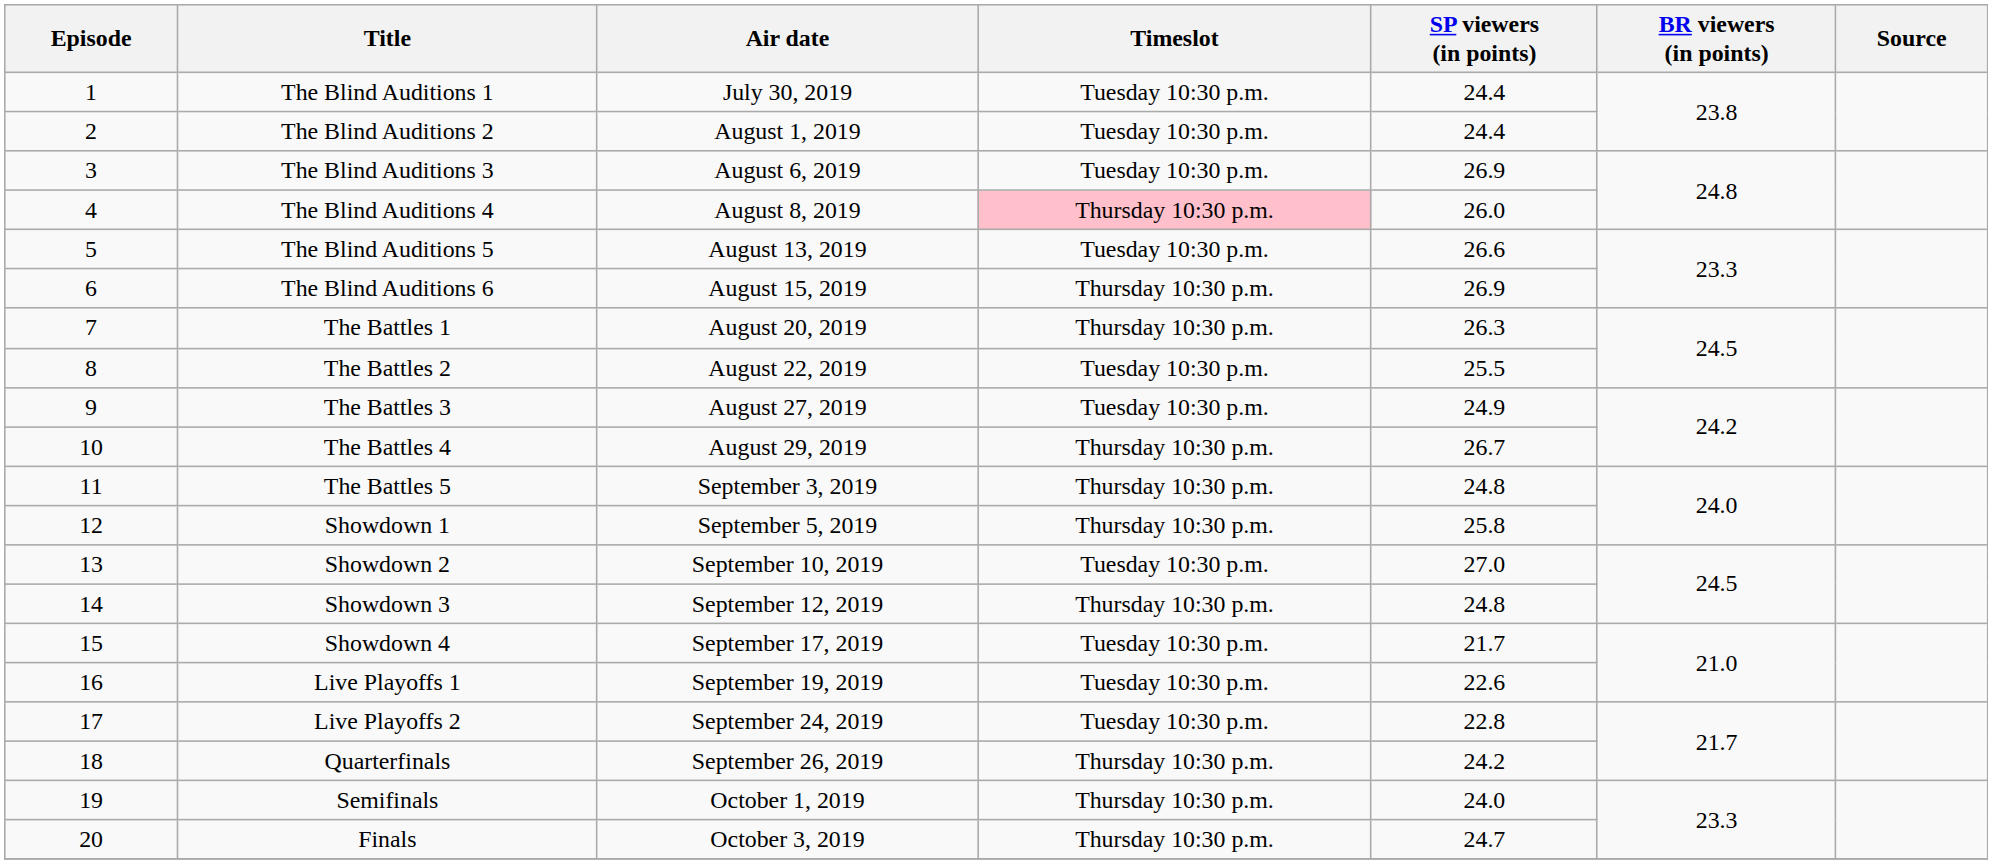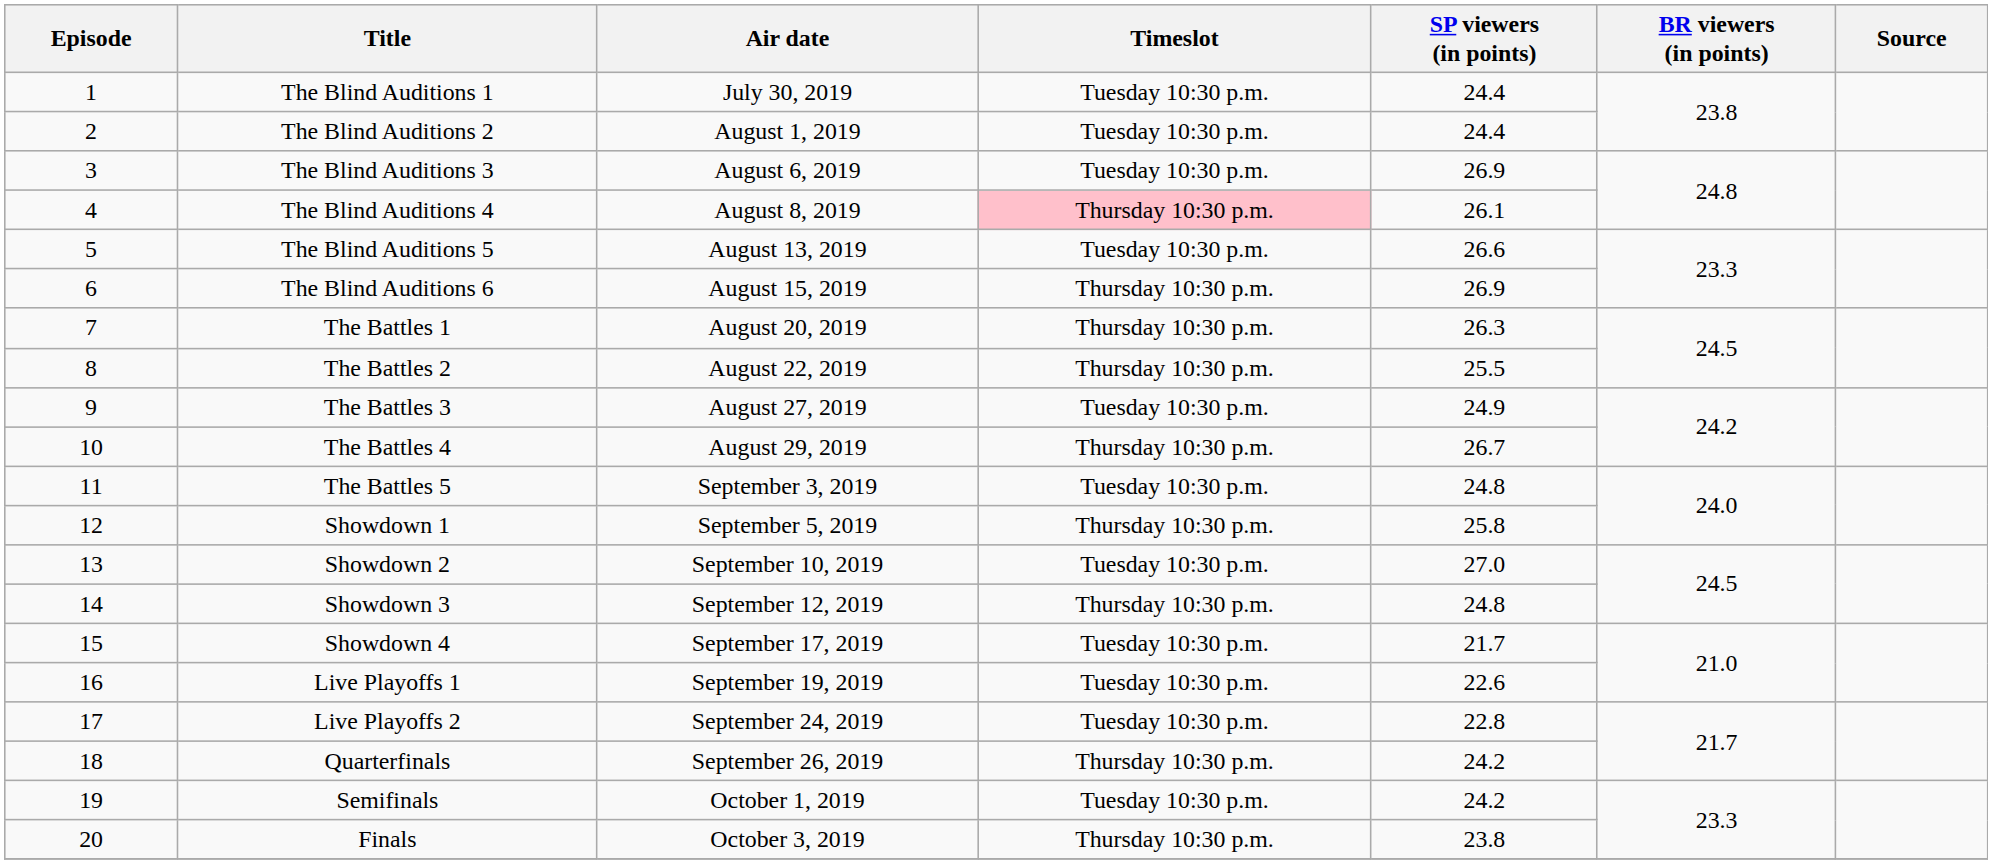(1484, 210) 26.0 -> (1484, 210) 26.1
(1174, 367) Tuesday 10:30 p.m. -> (1174, 367) Thursday 10:30 p.m.
(1174, 485) Thursday 10:30 p.m. -> (1174, 485) Tuesday 10:30 p.m.
(1174, 800) Thursday 10:30 p.m. -> (1174, 800) Tuesday 10:30 p.m.
(1484, 800) 24.0 -> (1484, 800) 24.2
(1484, 839) 24.7 -> (1484, 839) 23.8
